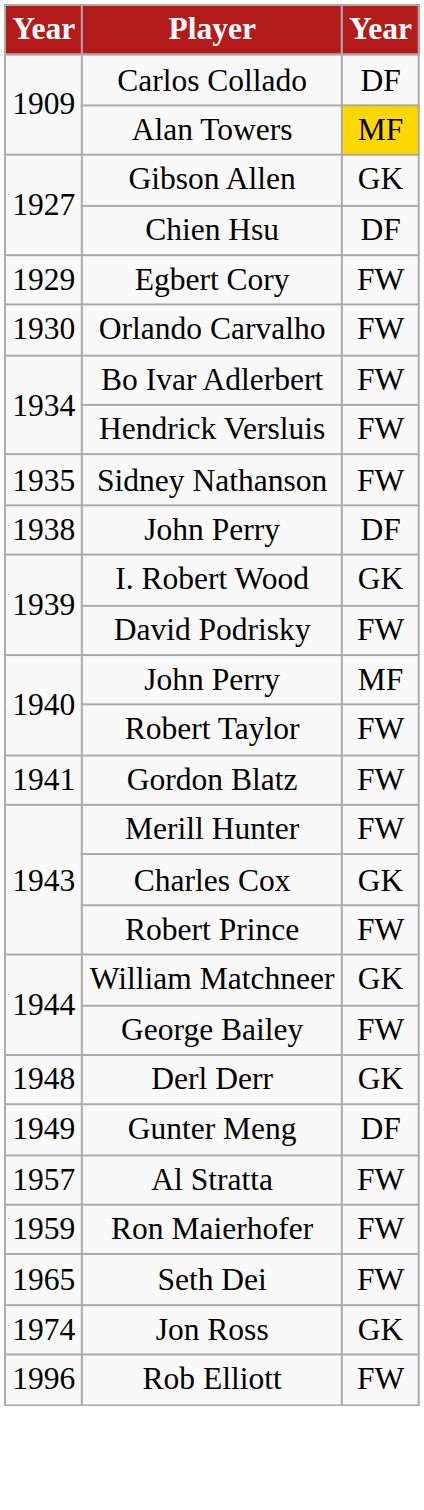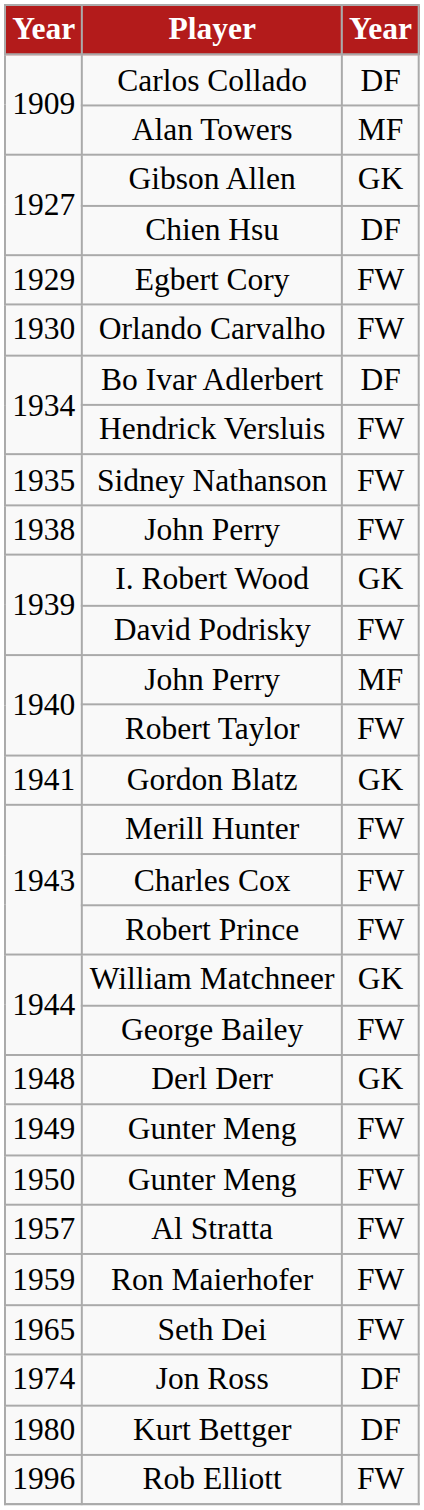(381, 129) gold background -> (381, 129) no background
(381, 379) FW -> (381, 379) DF
(381, 529) DF -> (381, 529) FW
(381, 779) FW -> (381, 779) GK
(381, 879) GK -> (381, 879) FW
(381, 1129) DF -> (381, 1129) FW
+ row: (44, 1179)
(381, 1329) GK -> (381, 1379) DF
+ row: (44, 1429)
